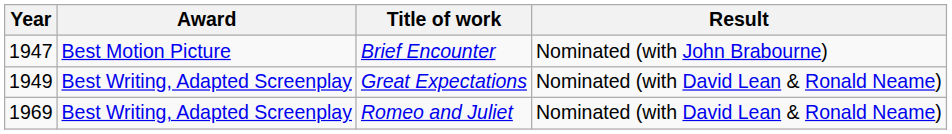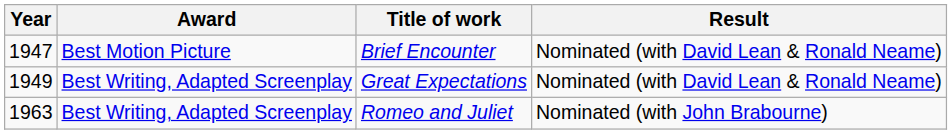(682, 50) Nominated (with John Brabourne) -> (739, 50) Nominated (with David Lean & Ronald Neame)
(31, 112) 1969 -> (31, 112) 1963
(739, 112) Nominated (with David Lean & Ronald Neame) -> (682, 112) Nominated (with John Brabourne)
